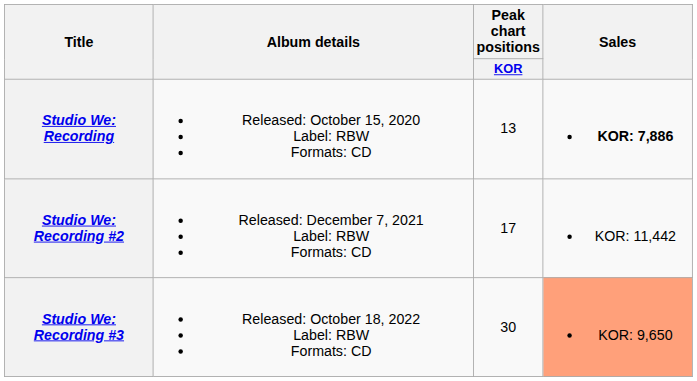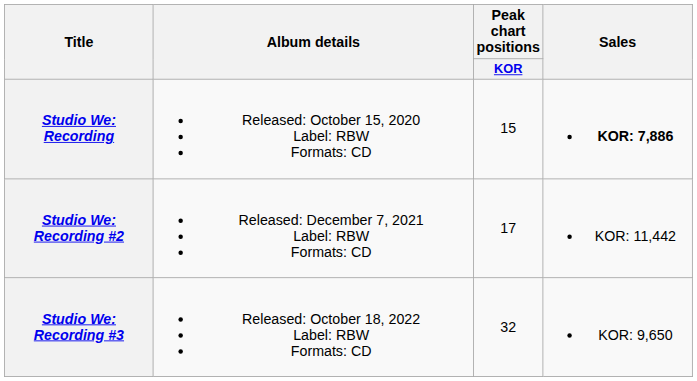(508, 128) 13 -> (508, 128) 15
(508, 327) 30 -> (508, 327) 32
(618, 335) lightsalmon background -> (618, 335) no background
